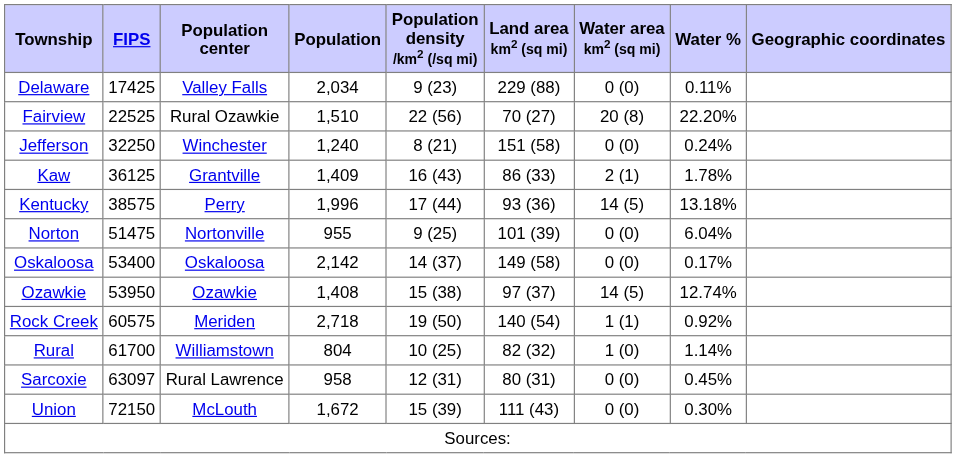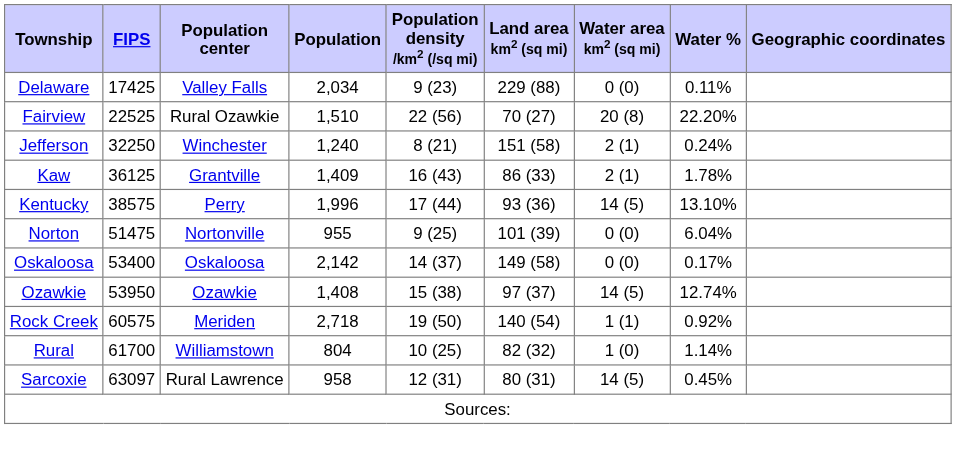(622, 146) 0 (0) -> (622, 146) 2 (1)
(708, 204) 13.18% -> (708, 204) 13.10%
(622, 380) 0 (0) -> (622, 380) 14 (5)
- row: (54, 409)
